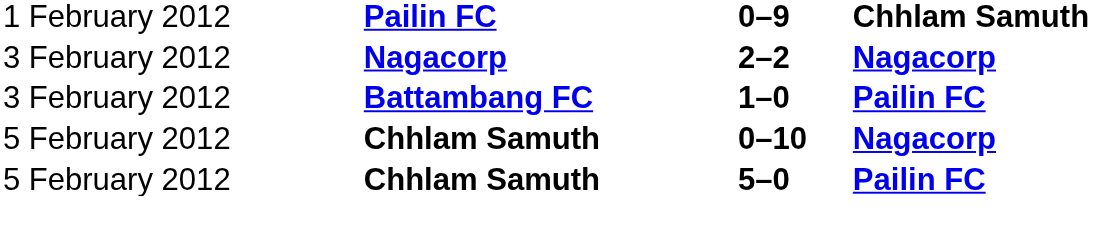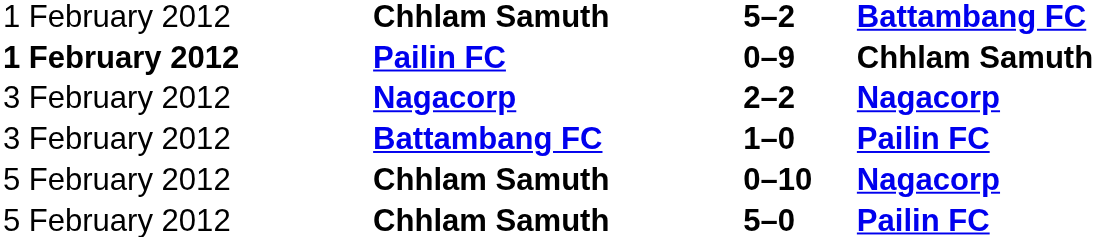+ row: (769, 16)
(117, 16) normal -> (121, 57) bold
